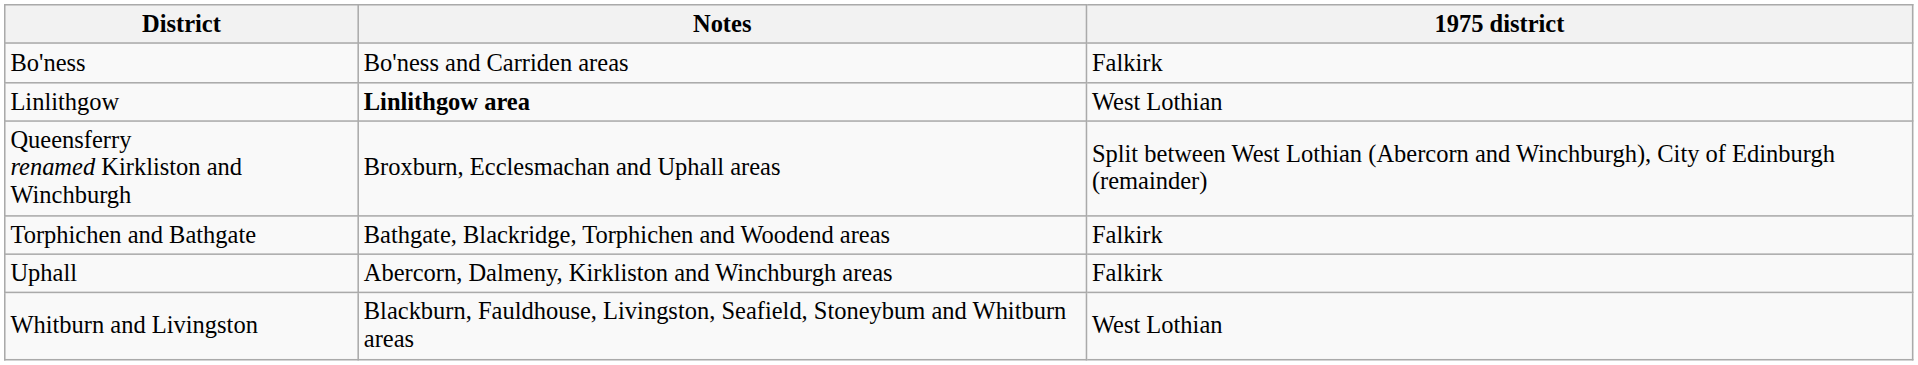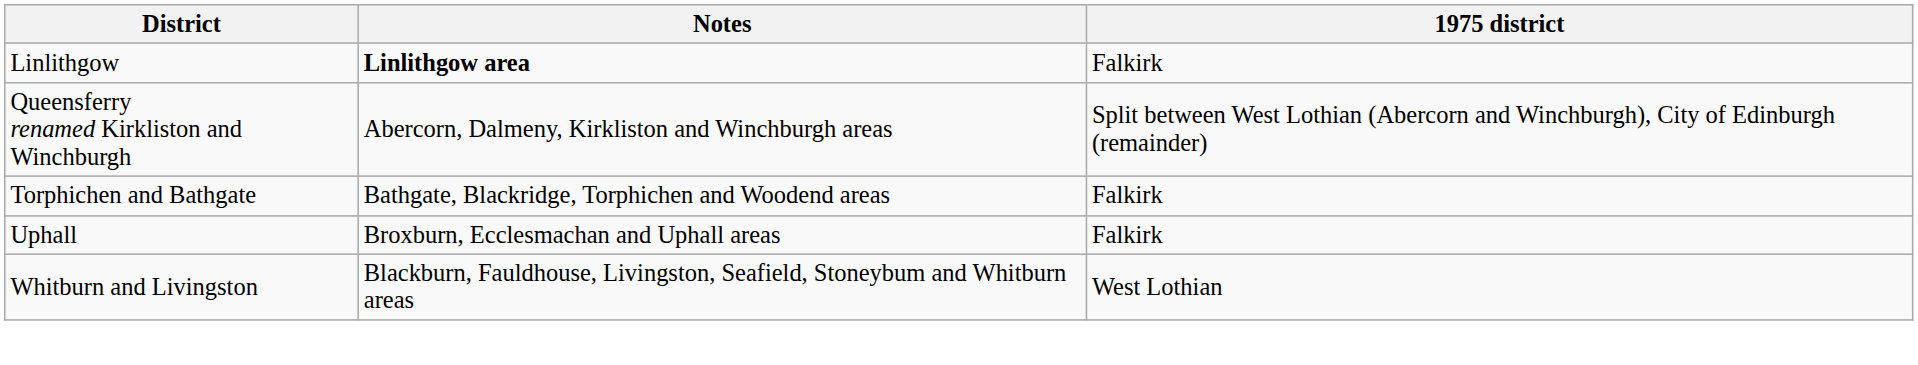- row: (48, 62)
(1157, 101) West Lothian -> (1127, 62) Falkirk
(572, 167) Broxburn, Ecclesmachan and Uphall areas -> (628, 129) Abercorn, Dalmeny, Kirkliston and Winchburgh areas
(628, 273) Abercorn, Dalmeny, Kirkliston and Winchburgh areas -> (572, 234) Broxburn, Ecclesmachan and Uphall areas
